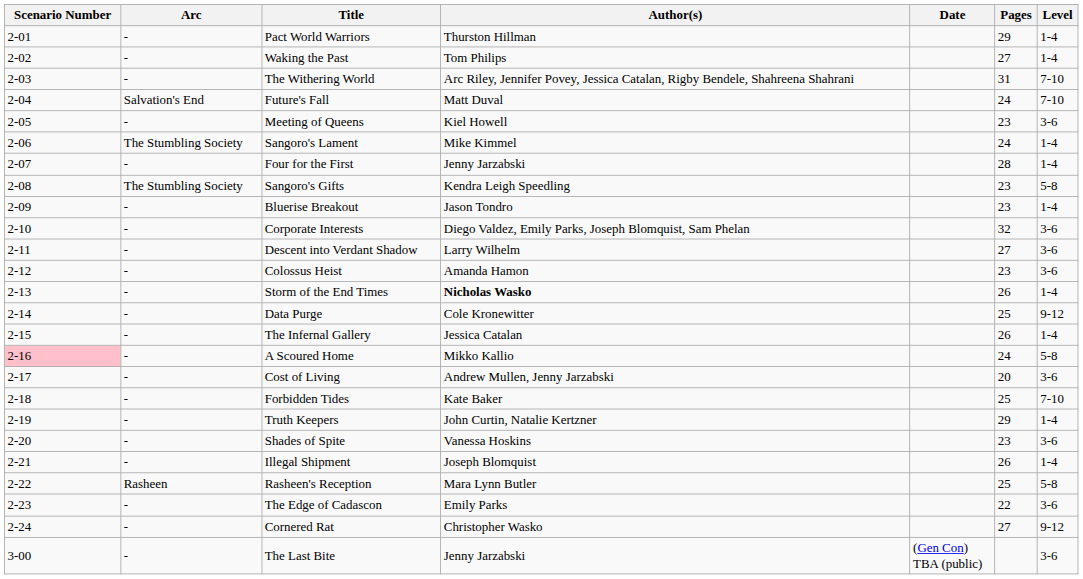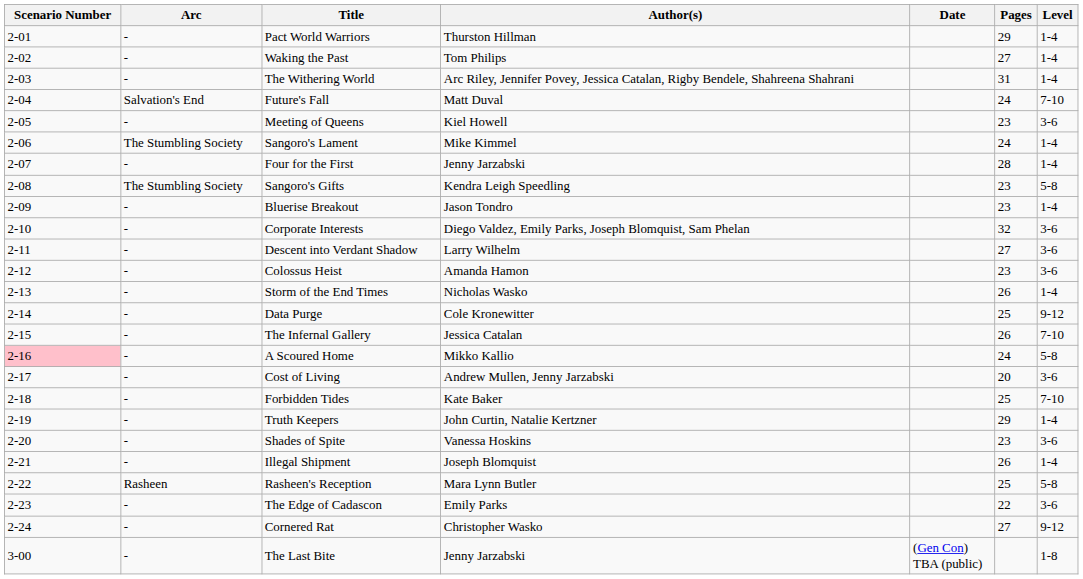(1052, 79) 7-10 -> (1049, 79) 1-4
(488, 292) bold -> (486, 292) normal
(1049, 334) 1-4 -> (1052, 334) 7-10
(1049, 555) 3-6 -> (1049, 555) 1-8
